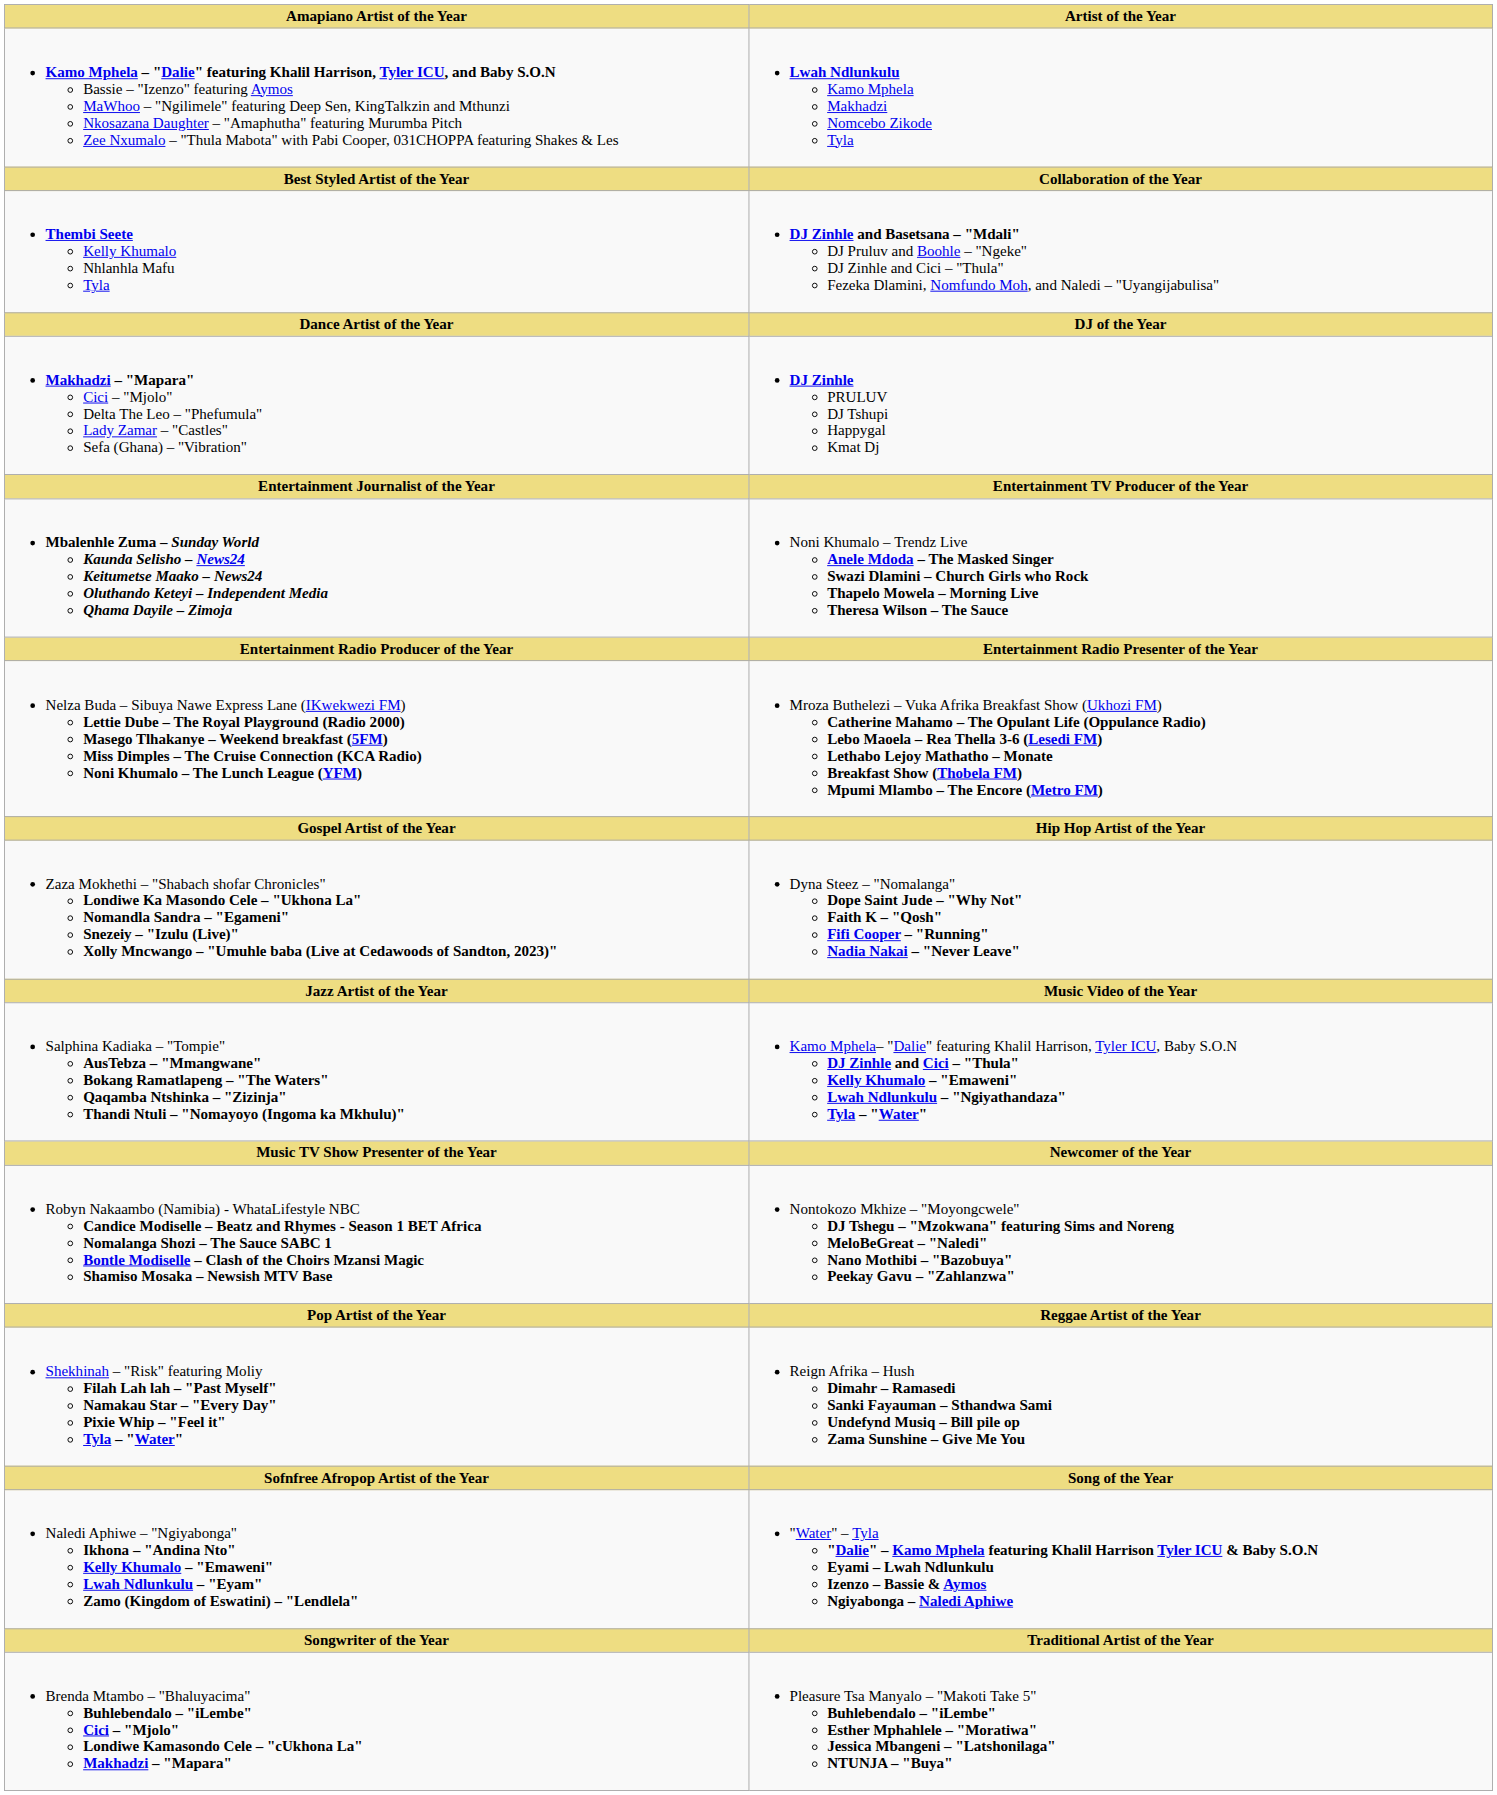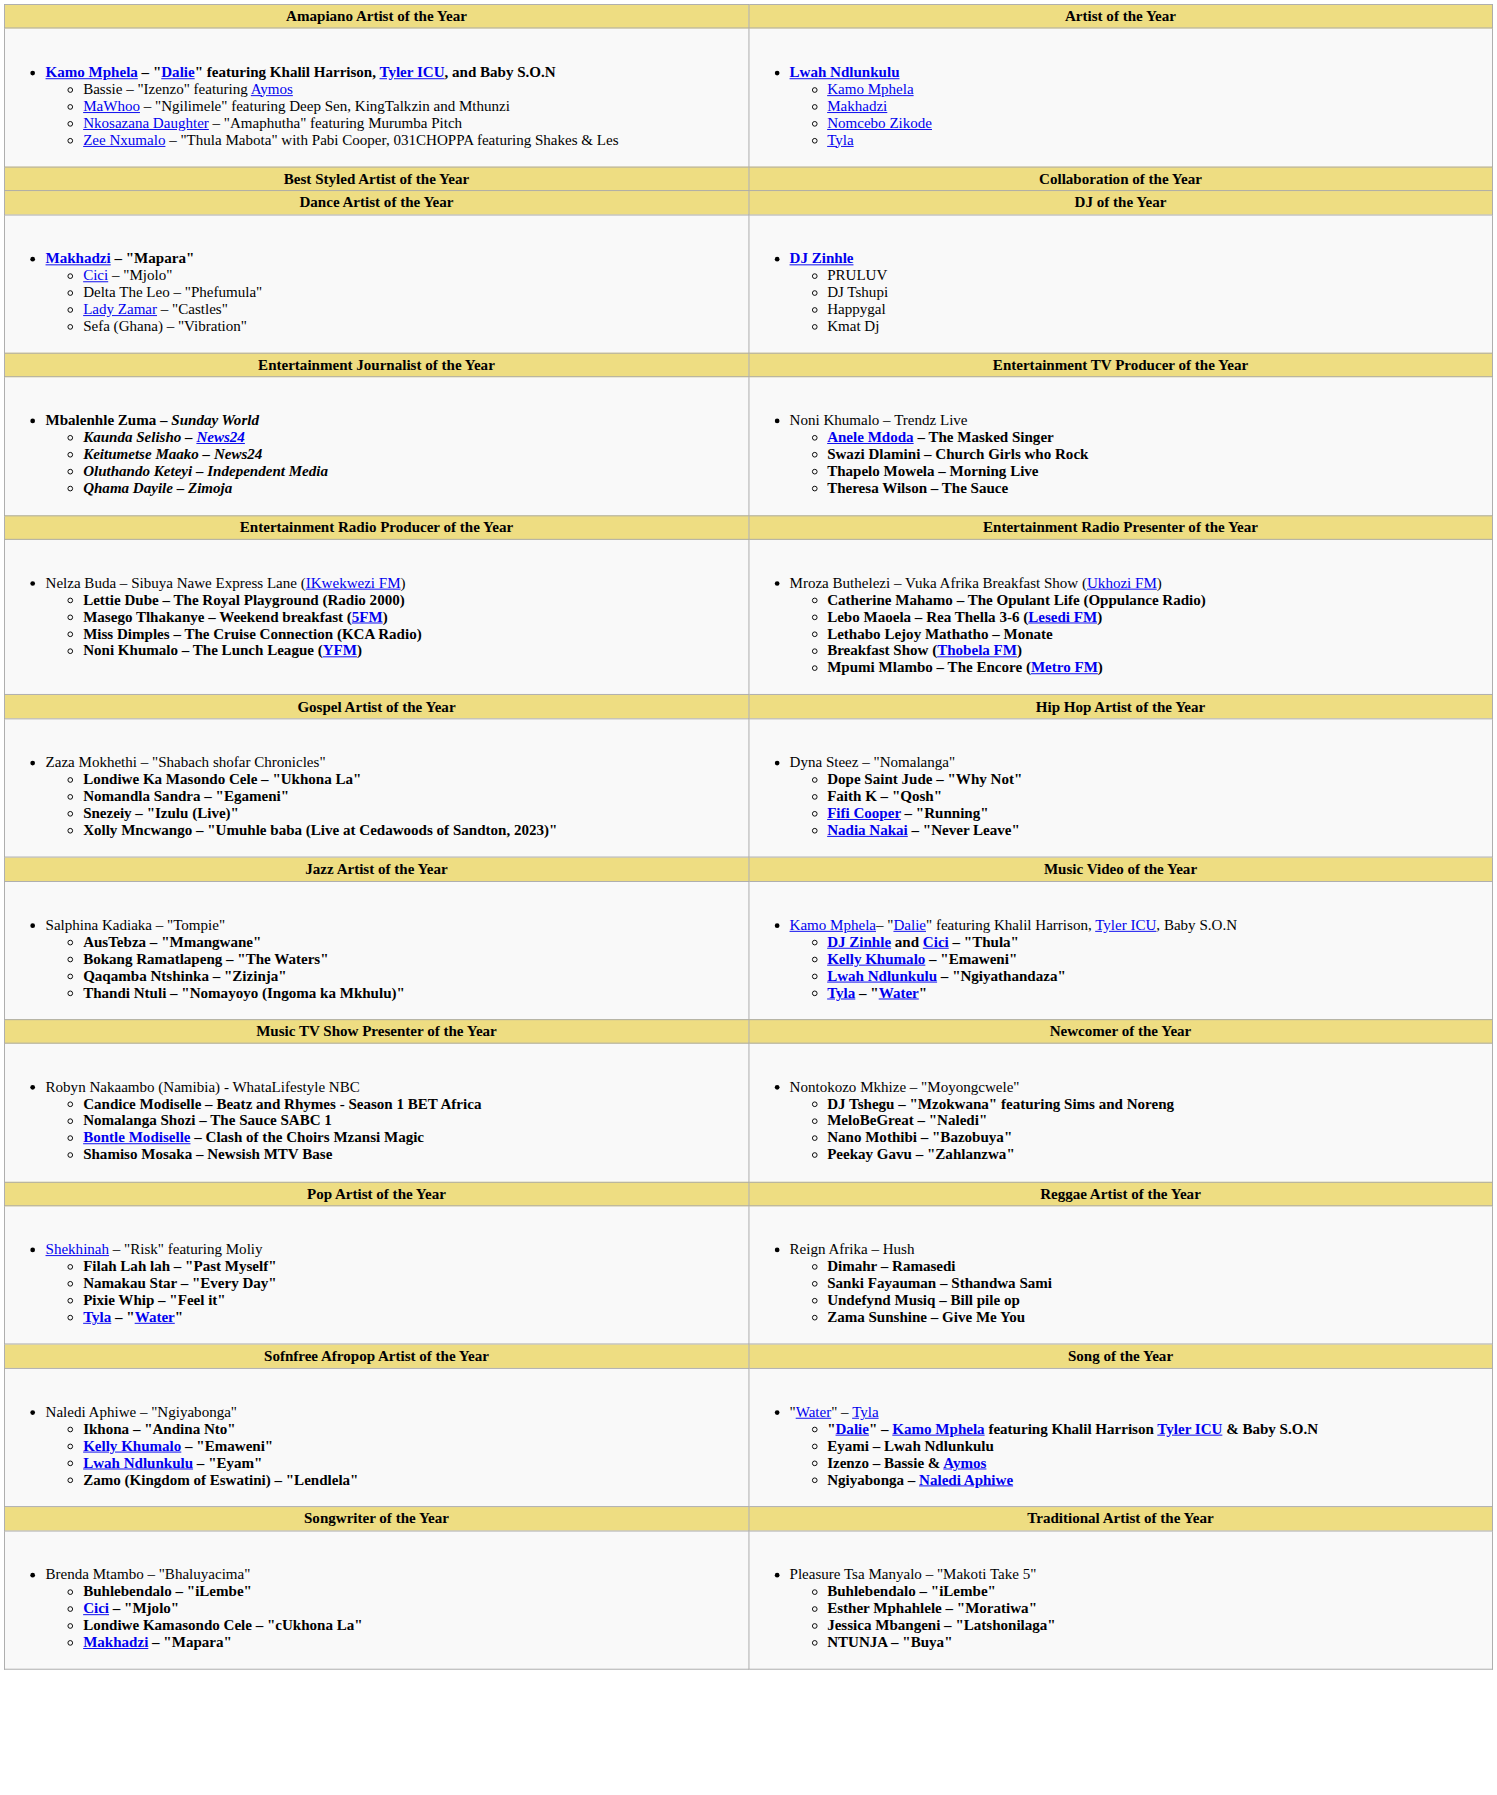- row: (376, 260)
